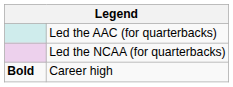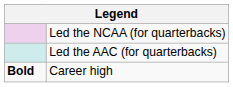rows swapped: (137, 52) <-> (133, 33)
